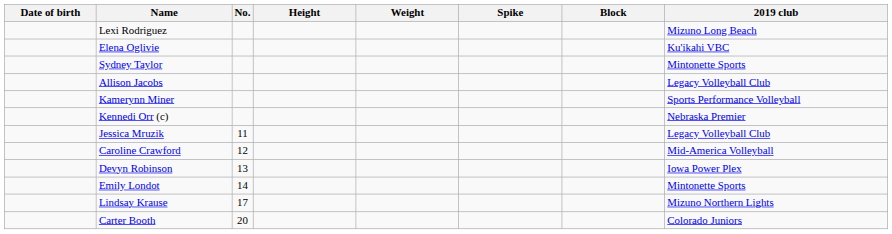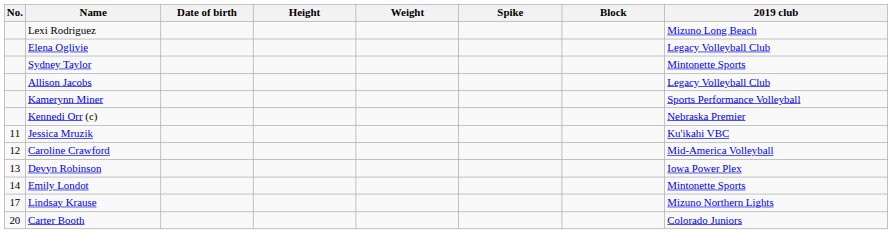columns swapped: (242, 13) <-> (50, 13)
(698, 47) Ku'ikahi VBC -> (719, 47) Legacy Volleyball Club
(719, 133) Legacy Volleyball Club -> (698, 133) Ku'ikahi VBC
